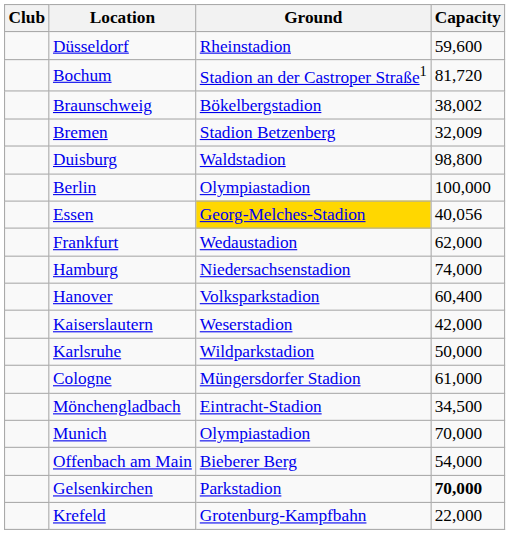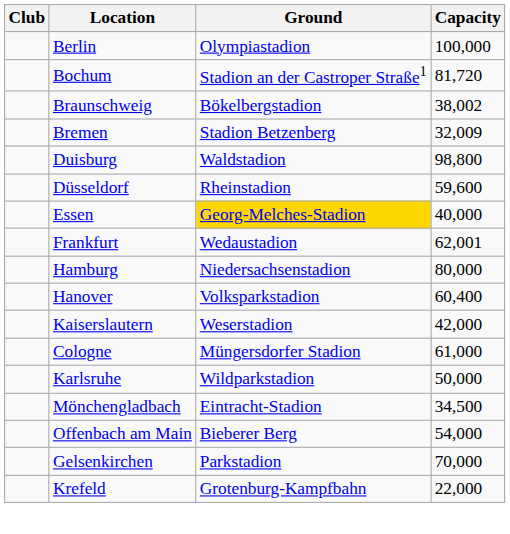rows swapped: (75, 187) <-> (91, 45)
(458, 214) 40,056 -> (458, 214) 40,000
(458, 242) 62,000 -> (458, 242) 62,001
(458, 269) 74,000 -> (458, 269) 80,000
rows swapped: (87, 351) <-> (82, 379)
- row: (80, 433)
(458, 488) bold -> (458, 461) normal
